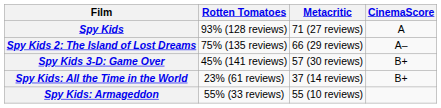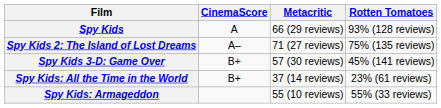columns swapped: (244, 12) <-> (401, 12)
(328, 29) 71 (27 reviews) -> (308, 29) 66 (29 reviews)
(328, 45) 66 (29 reviews) -> (308, 45) 71 (27 reviews)
